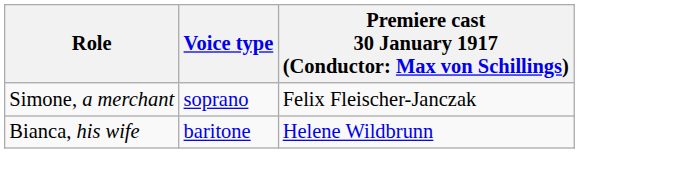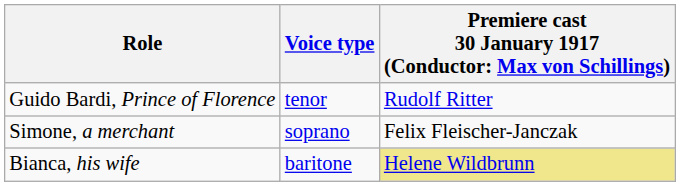+ row: (142, 99)
(358, 131) no background -> (459, 164) khaki background
